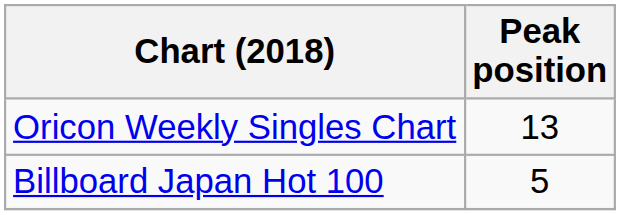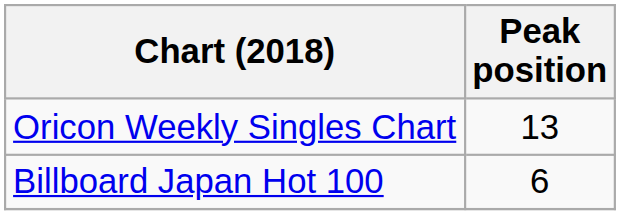(540, 181) 5 -> (540, 181) 6
